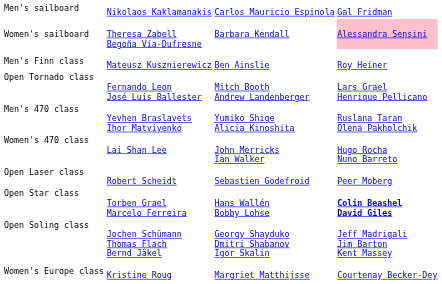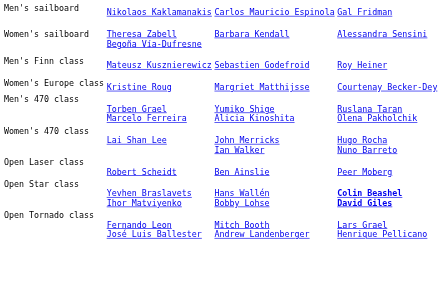(382, 34) pink background -> (382, 34) no background
(242, 65) Ben Ainslie -> (262, 65) Sebastien Godefroid
rows swapped: (54, 271) <-> (49, 78)
(149, 123) Yevhen Braslavets Ihor Matviyenko -> (147, 114) Torben Grael Marcelo Ferreira
(262, 181) Sebastien Godefroid -> (242, 172) Ben Ainslie
(147, 208) Torben Grael Marcelo Ferreira -> (149, 198) Yevhen Braslavets Ihor Matviyenko
- row: (47, 225)
